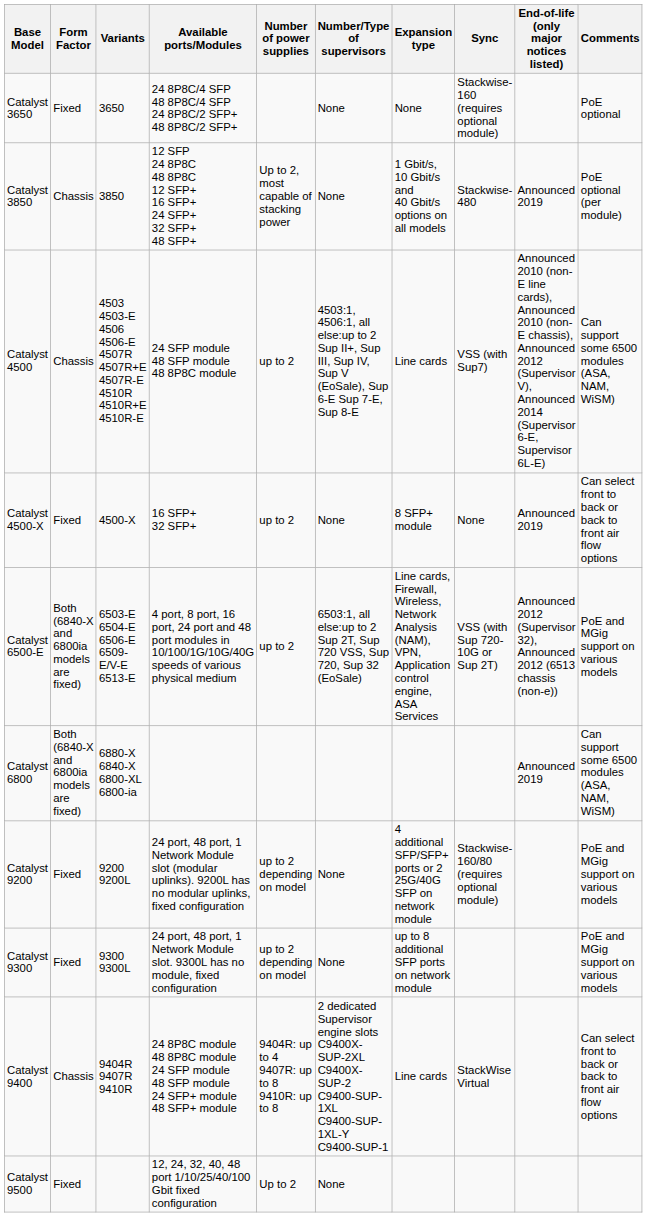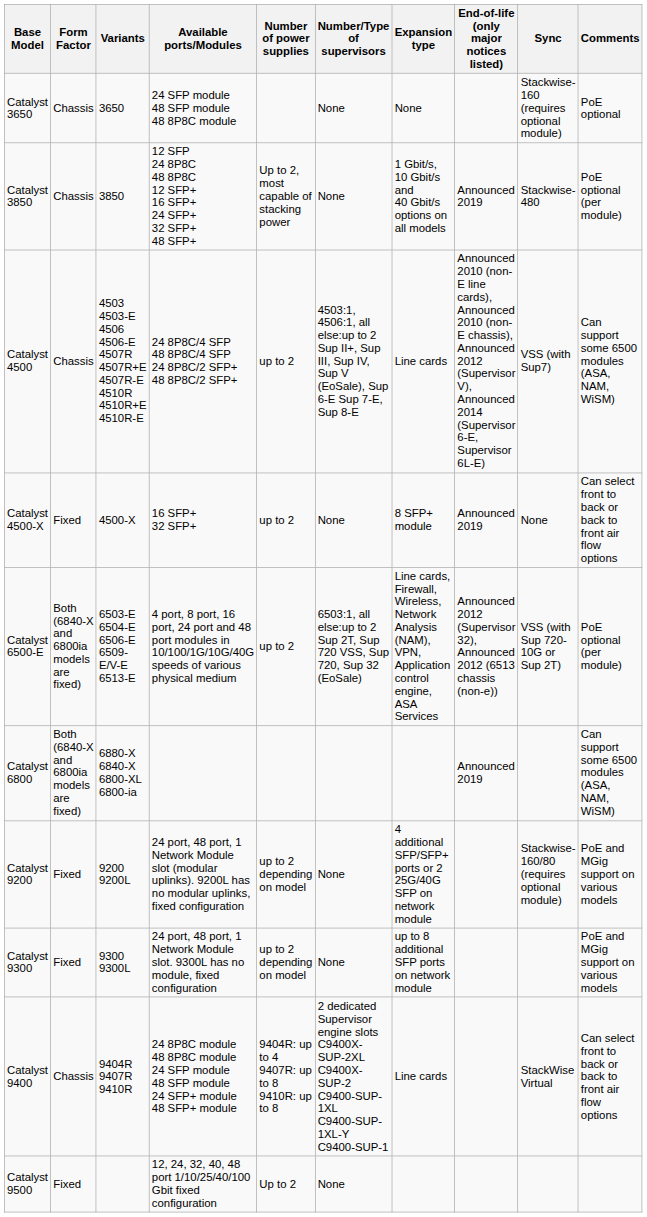columns swapped: (485, 39) <-> (547, 39)
(67, 108) Fixed -> (73, 108) Chassis
(195, 108) 24 8P8C/4 SFP 48 8P8C/4 SFP 24 8P8C/2 SFP+ 48 8P8C/2 SFP+ -> (194, 108) 24 SFP module 48 SFP module 48 8P8C module
(194, 361) 24 SFP module 48 SFP module 48 8P8C module -> (195, 361) 24 8P8C/4 SFP 48 8P8C/4 SFP 24 8P8C/2 SFP+ 48 8P8C/2 SFP+
(608, 646) PoE and MGig support on various models -> (601, 646) PoE optional (per module)
